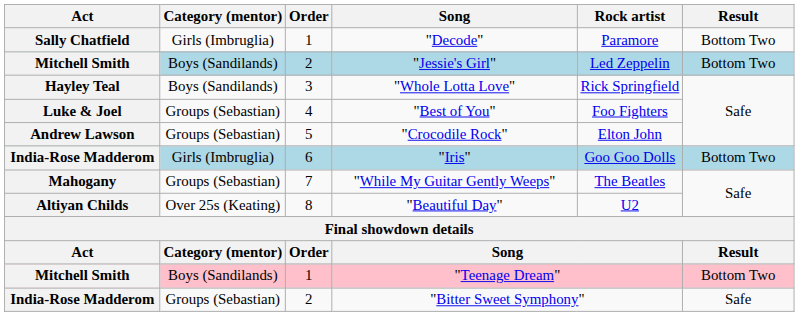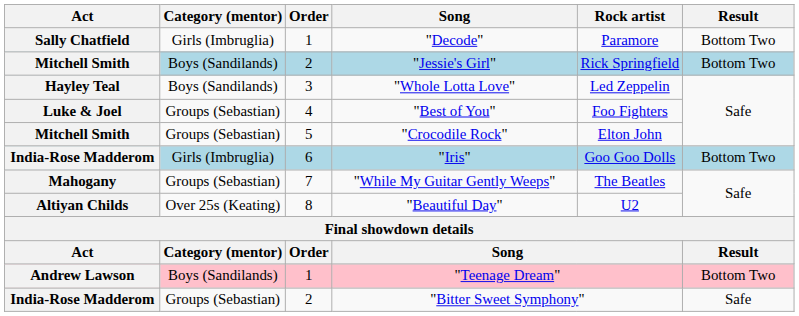(630, 63) Led Zeppelin -> (630, 63) Rick Springfield
(630, 87) Rick Springfield -> (630, 87) Led Zeppelin
(82, 134) Andrew Lawson -> (82, 134) Mitchell Smith
(82, 275) Mitchell Smith -> (82, 275) Andrew Lawson
